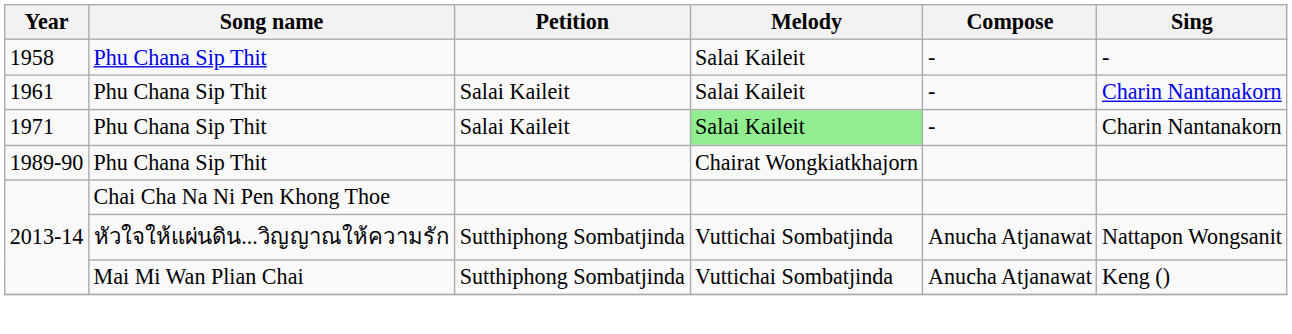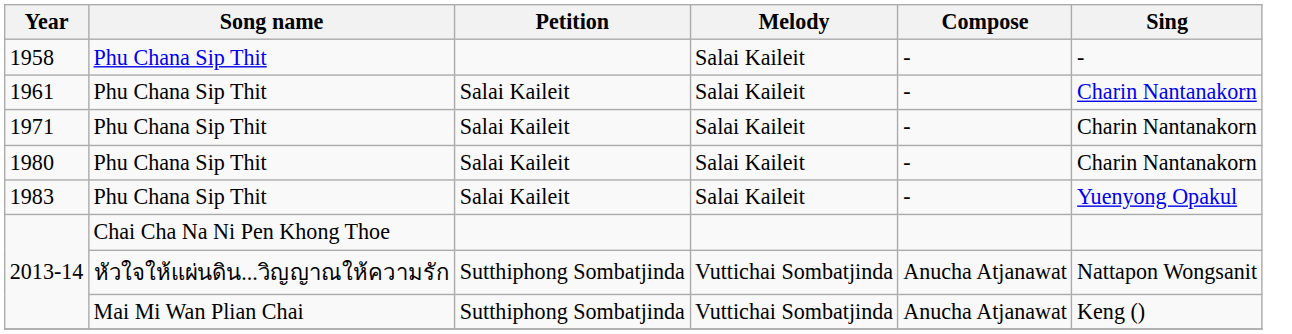(750, 127) lightgreen background -> (750, 127) no background
+ row: (32, 162)
+ row: (32, 197)
- row: (47, 162)
